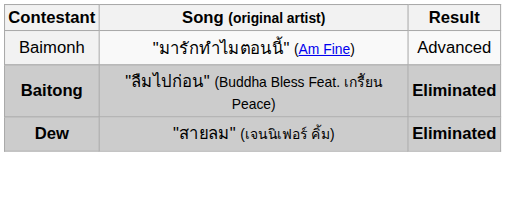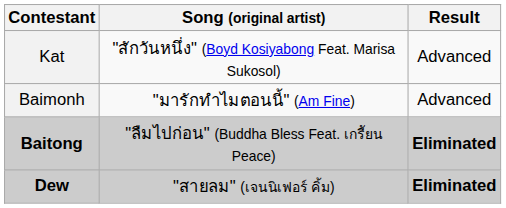+ row: (52, 57)
